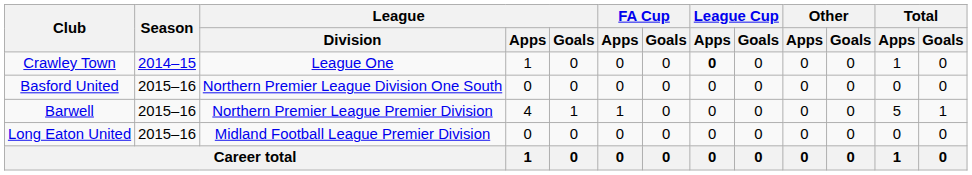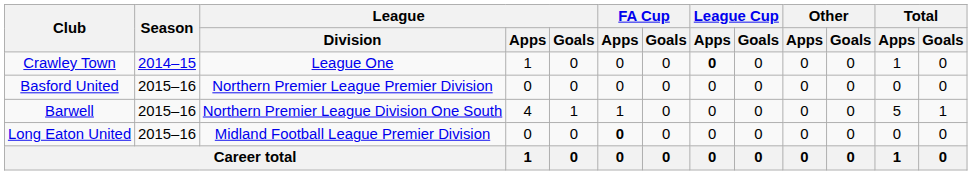(353, 87) Northern Premier League Division One South -> (353, 87) Northern Premier League Premier Division
(353, 110) Northern Premier League Premier Division -> (353, 110) Northern Premier League Division One South
(620, 134) normal -> (620, 134) bold
